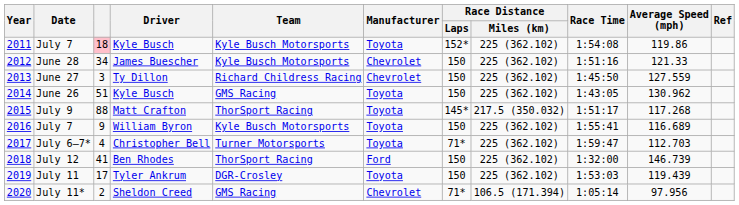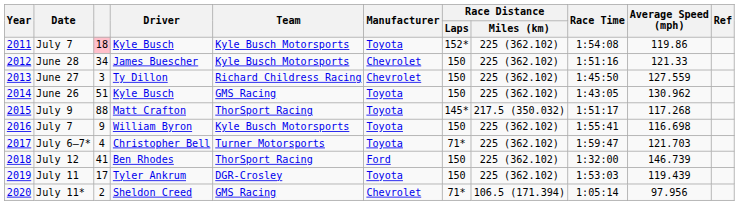(669, 127) 116.689 -> (669, 127) 116.698
(669, 144) 112.703 -> (669, 144) 121.703
